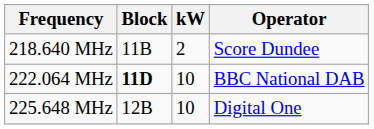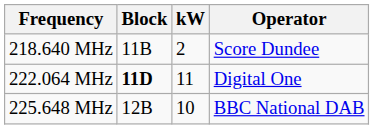(185, 78) 10 -> (185, 78) 11
(289, 78) BBC National DAB -> (258, 78) Digital One
(258, 108) Digital One -> (289, 108) BBC National DAB
